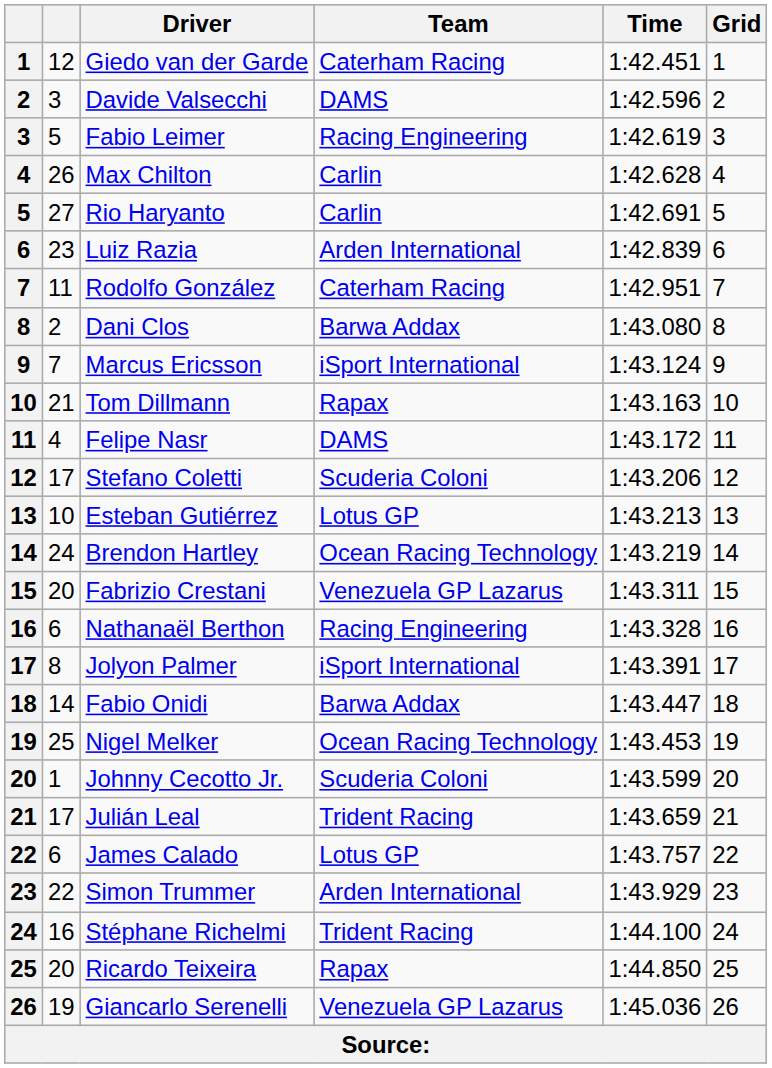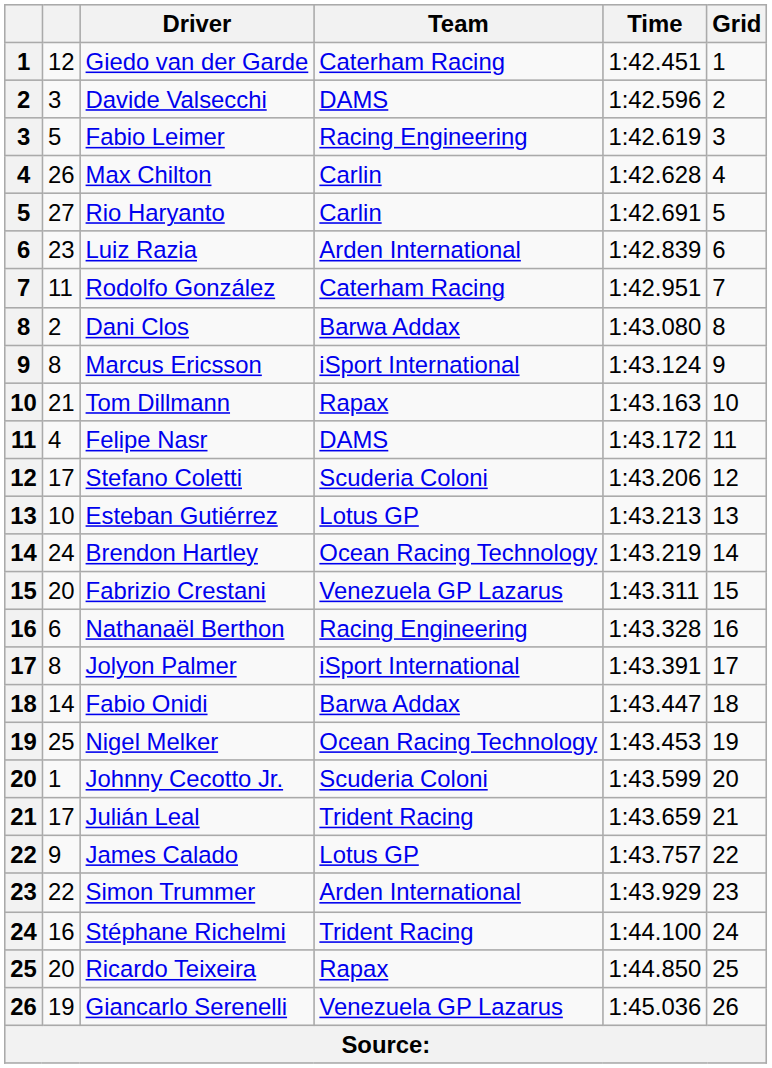(55, 364) 7 -> (55, 364) 8
(55, 855) 6 -> (55, 855) 9
